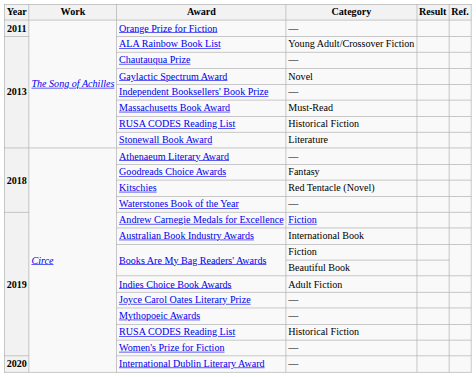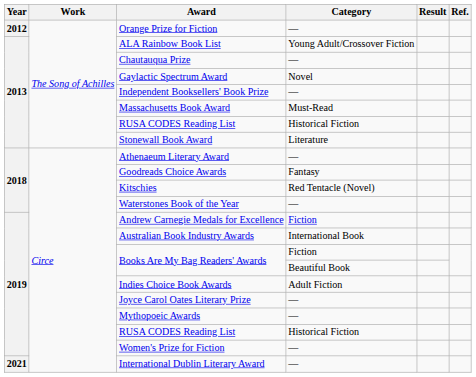(17, 28) 2011 -> (17, 28) 2012
(17, 364) 2020 -> (17, 364) 2021
